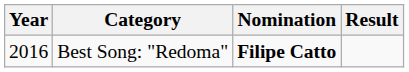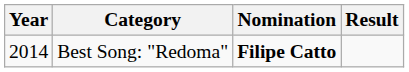(29, 50) 2016 -> (29, 50) 2014
